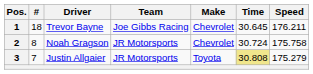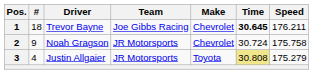(253, 27) normal -> (253, 27) bold
(34, 42) 8 -> (34, 42) 9
(34, 58) 7 -> (34, 58) 4
